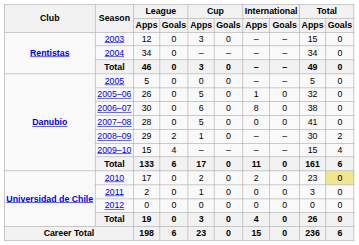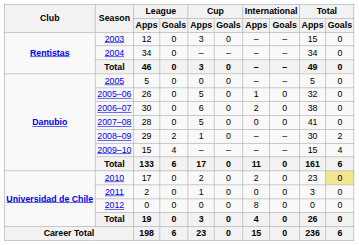(256, 109) 8 -> (256, 109) 2
(256, 206) 0 -> (256, 206) 8
